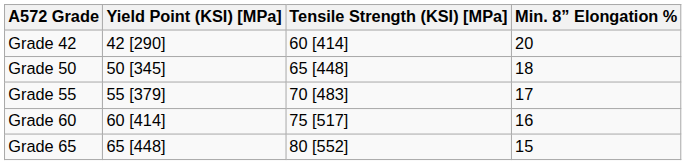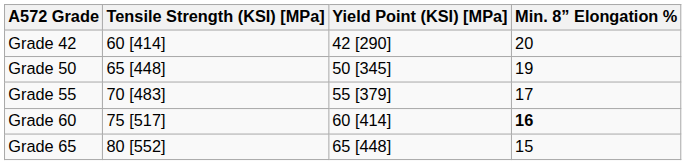columns swapped: (194, 17) <-> (398, 17)
(524, 69) 18 -> (524, 69) 19
(524, 120) normal -> (524, 120) bold
